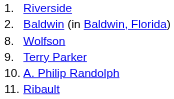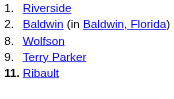- row: (71, 73)
(12, 89) normal -> (12, 73) bold
